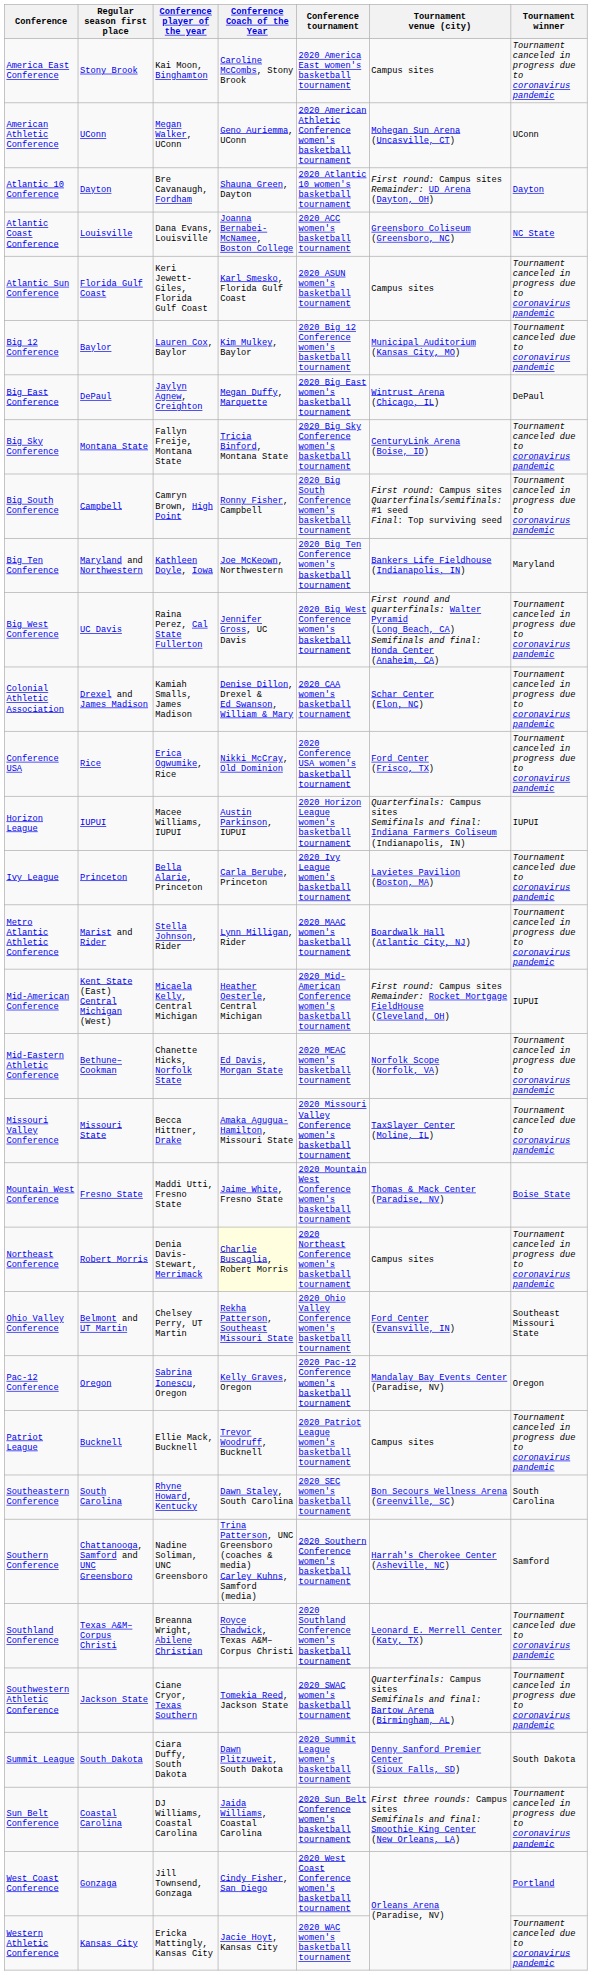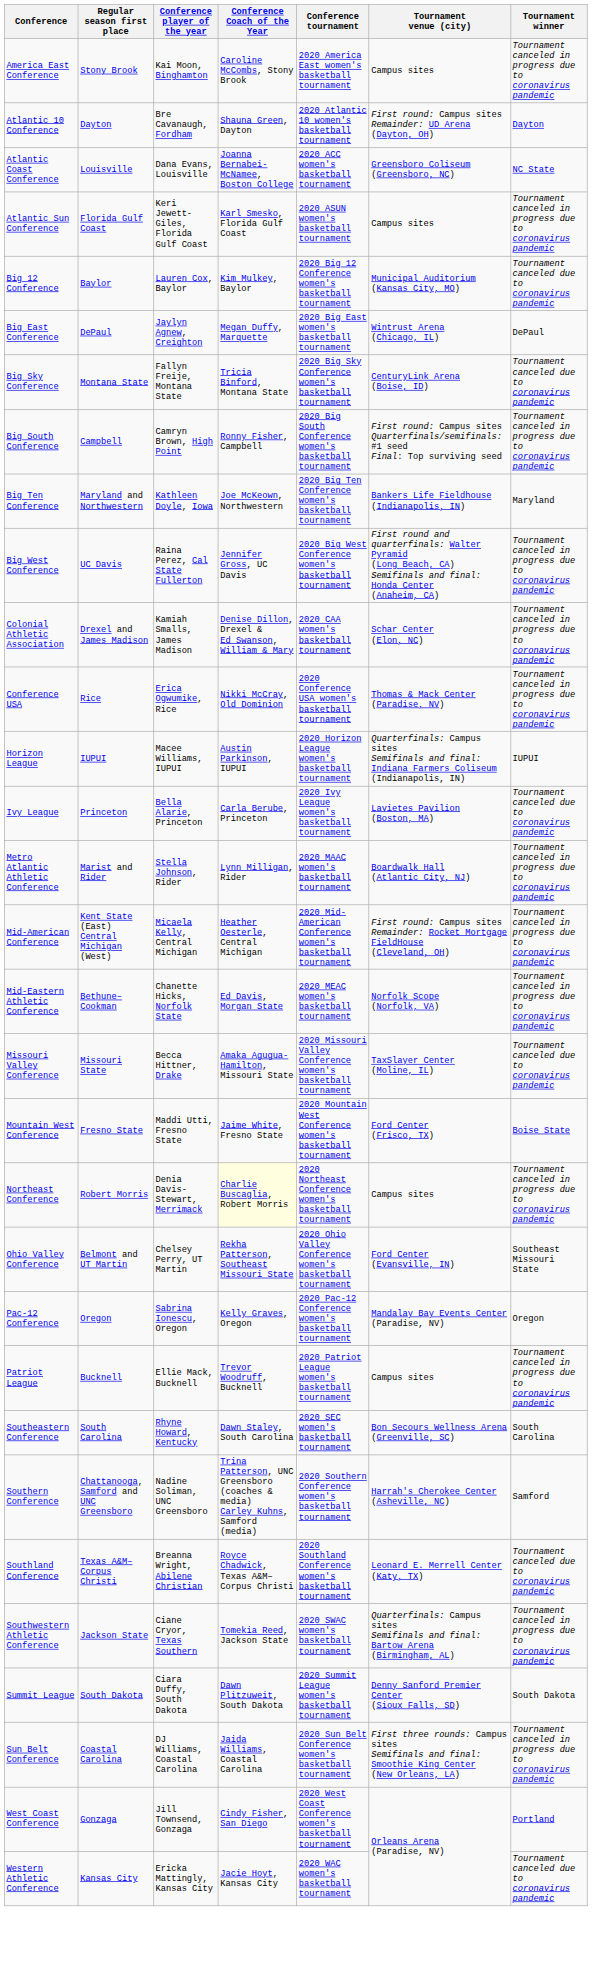- row: (33, 135)
(403, 764) Ford Center (Frisco, TX) -> (423, 699) Thomas & Mack Center (Paradise, NV)
(526, 1001) IUPUI -> (544, 937) Tournament canceled in progress due to coronavirus pandemic
(424, 1195) Thomas & Mack Center (Paradise, NV) -> (403, 1130) Ford Center (Frisco, TX)
